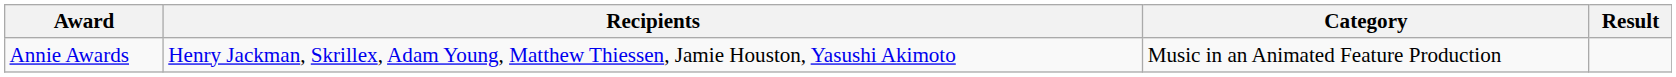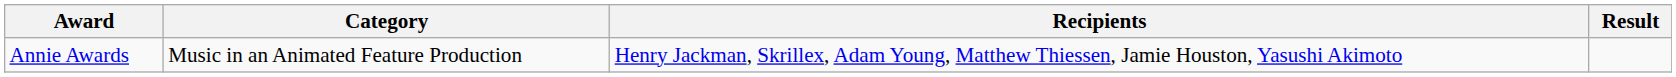columns swapped: (1366, 21) <-> (653, 21)
